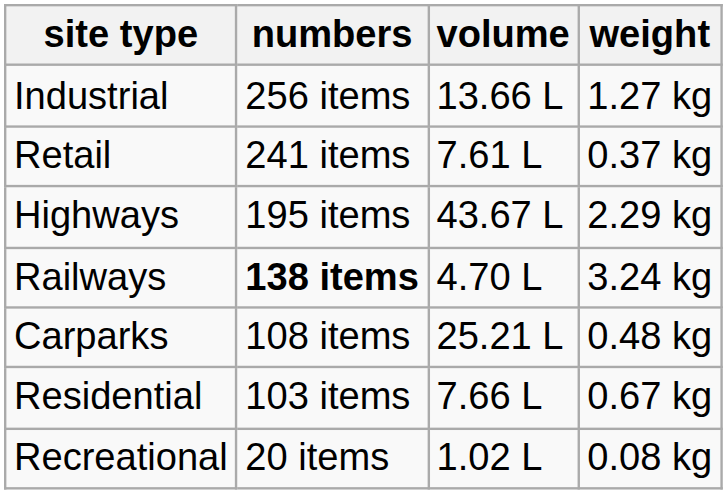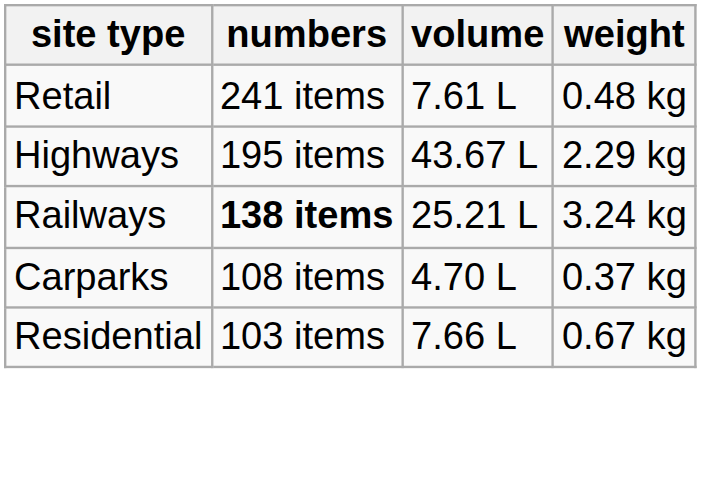- row: (91, 95)
(650, 155) 0.37 kg -> (624, 95) 0.48 kg
(489, 276) 4.70 L -> (475, 215) 25.21 L
(500, 336) 25.21 L -> (464, 276) 4.70 L
(650, 336) 0.48 kg -> (624, 276) 0.37 kg
- row: (121, 457)
